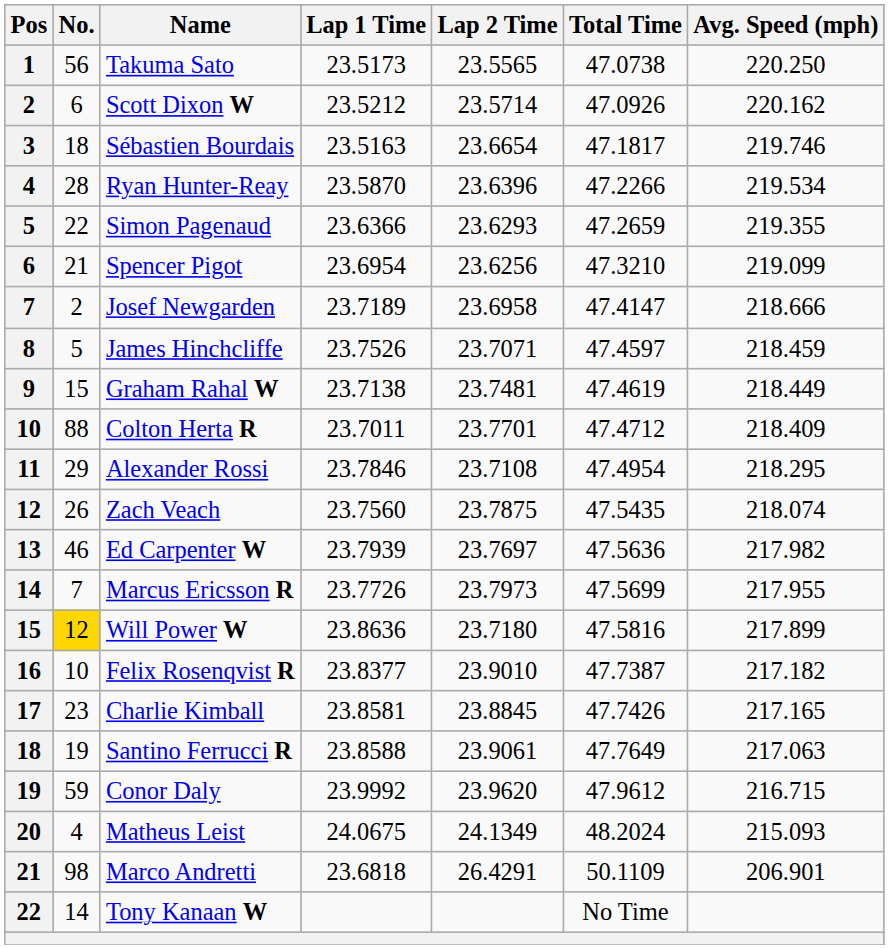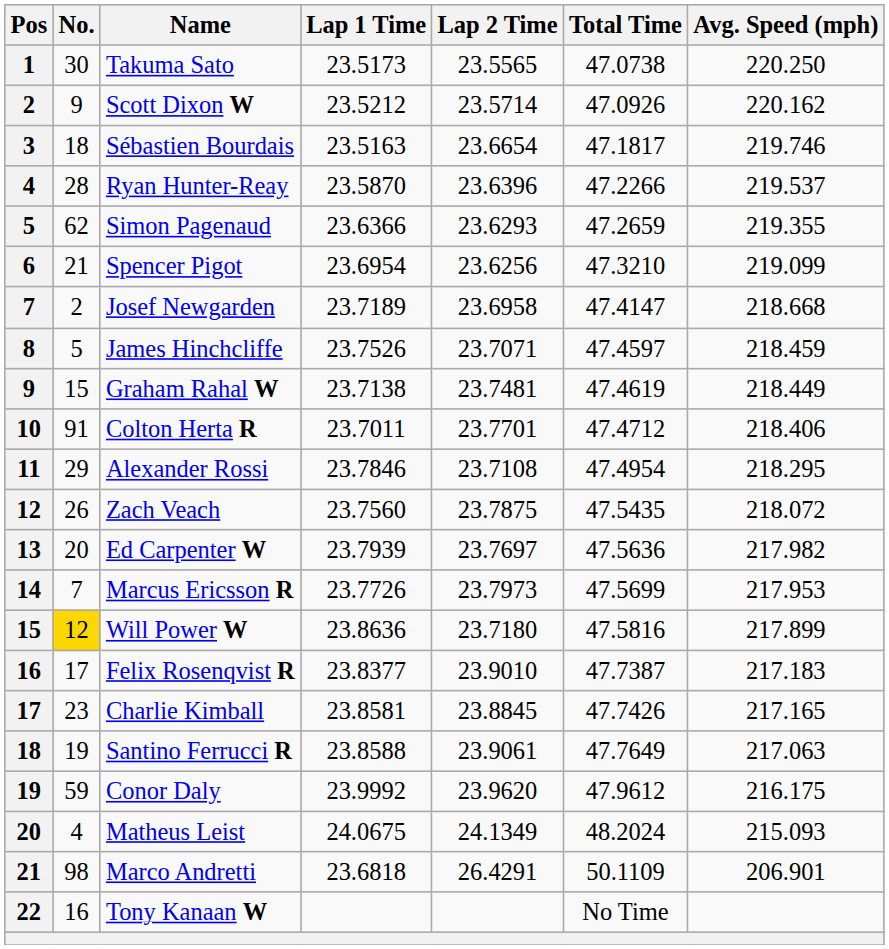(77, 65) 56 -> (77, 65) 30
(77, 105) 6 -> (77, 105) 9
(786, 186) 219.534 -> (786, 186) 219.537
(77, 226) 22 -> (77, 226) 62
(786, 307) 218.666 -> (786, 307) 218.668
(77, 428) 88 -> (77, 428) 91
(786, 428) 218.409 -> (786, 428) 218.406
(786, 509) 218.074 -> (786, 509) 218.072
(77, 549) 46 -> (77, 549) 20
(786, 589) 217.955 -> (786, 589) 217.953
(77, 670) 10 -> (77, 670) 17
(786, 670) 217.182 -> (786, 670) 217.183
(786, 791) 216.715 -> (786, 791) 216.175
(77, 912) 14 -> (77, 912) 16
